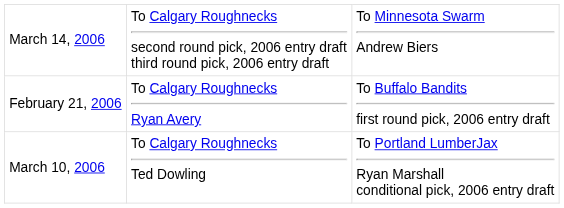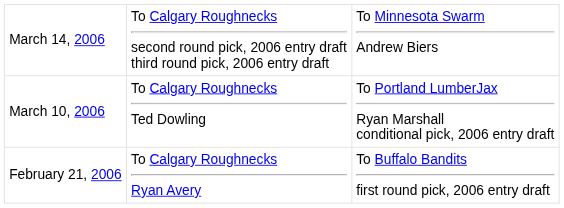rows swapped: (57, 167) <-> (65, 103)
